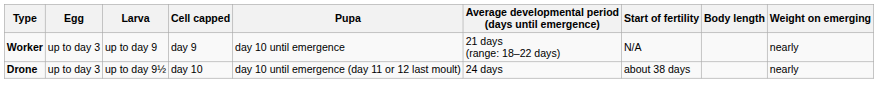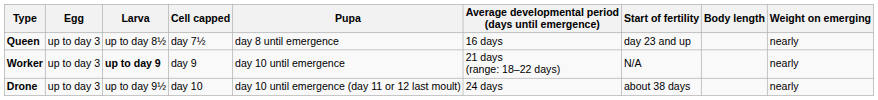+ row: (23, 41)
(131, 47) normal -> (133, 64) bold
